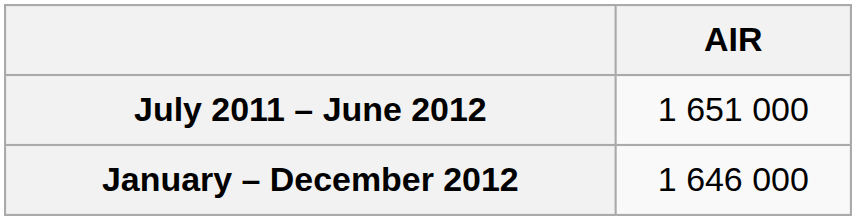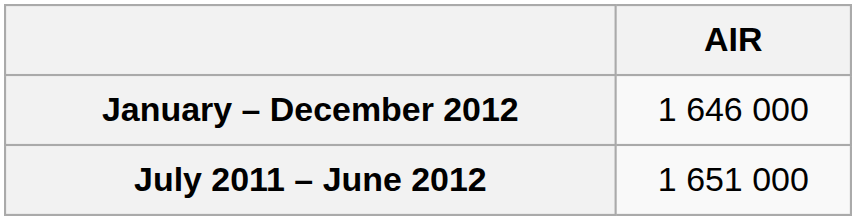rows swapped: (310, 179) <-> (310, 109)
